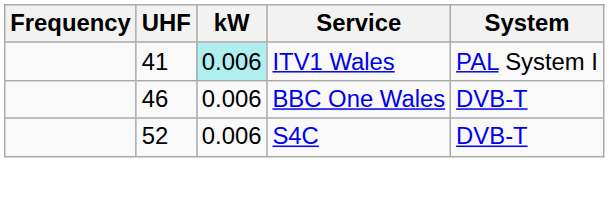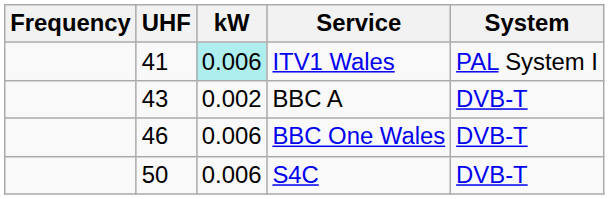+ row: (308, 99)
(155, 136) 52 -> (155, 174) 50
